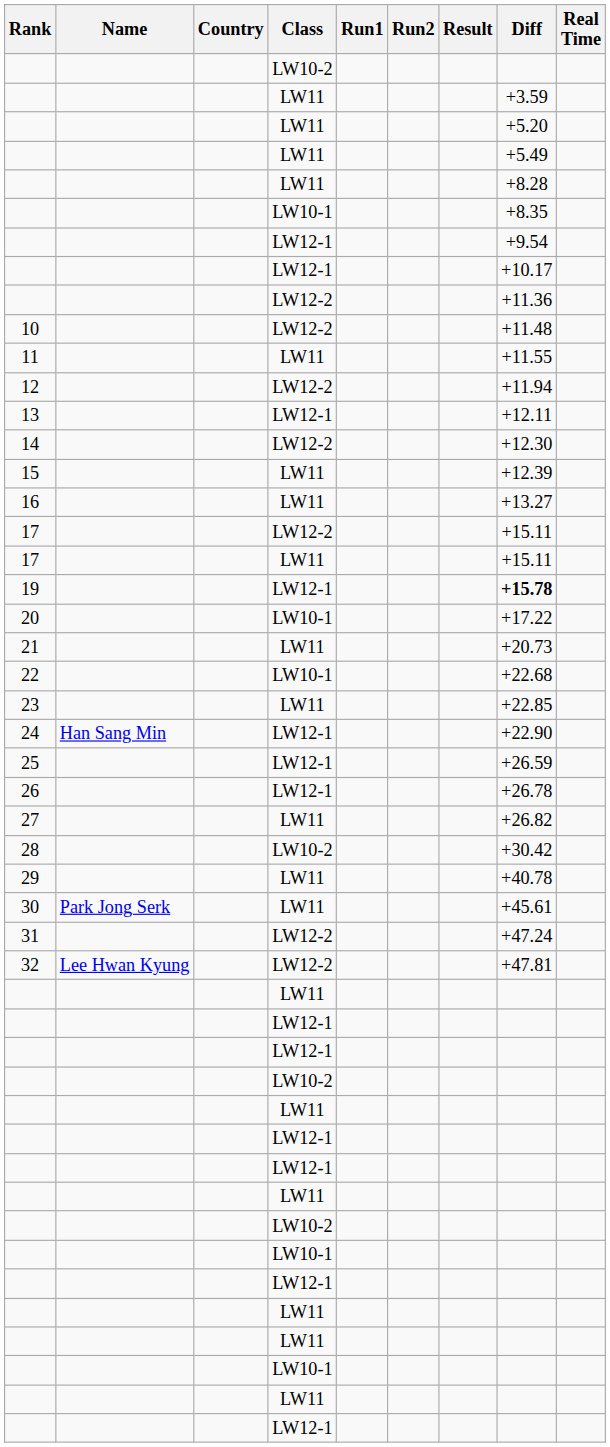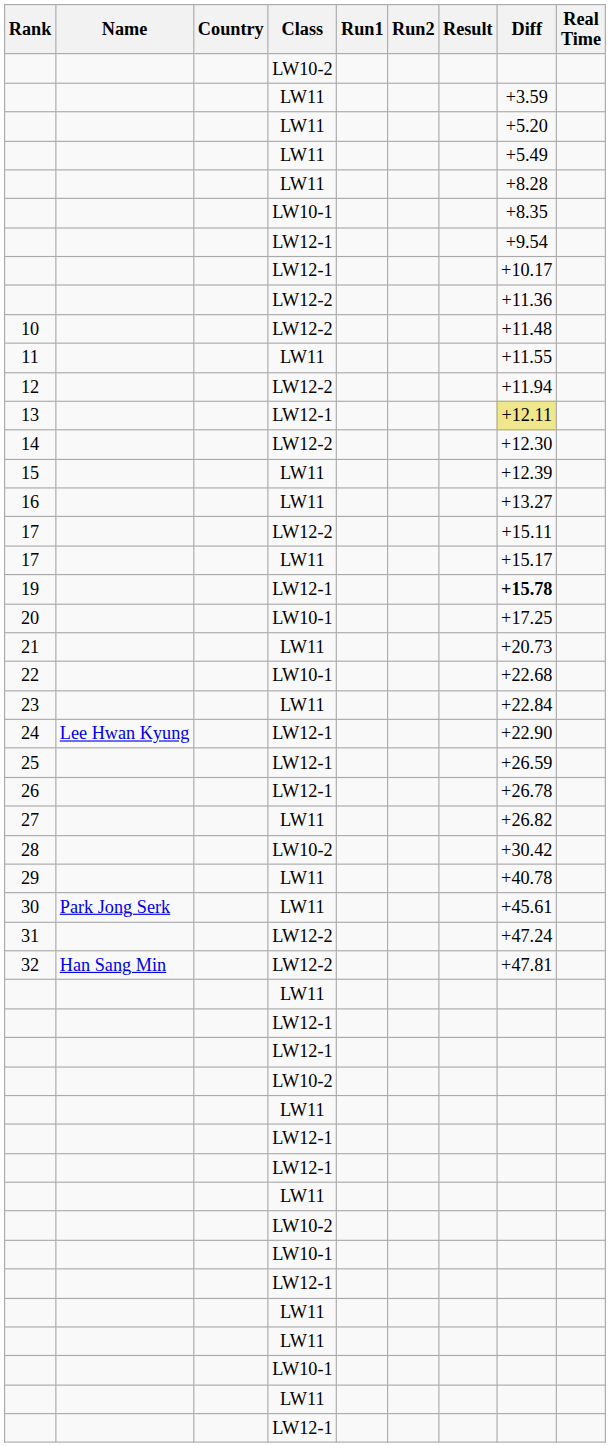(527, 415) no background -> (527, 415) khaki background
(527, 560) +15.11 -> (527, 560) +15.17
(527, 618) +17.22 -> (527, 618) +17.25
(527, 704) +22.85 -> (527, 704) +22.84
(113, 733) Han Sang Min -> (125, 733) Lee Hwan Kyung
(125, 965) Lee Hwan Kyung -> (113, 965) Han Sang Min
